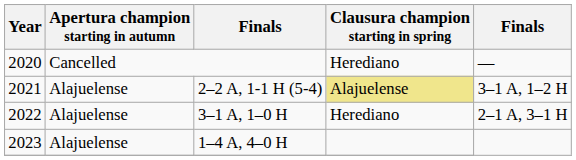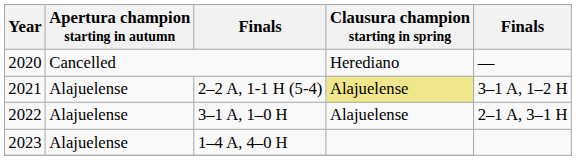(365, 115) Herediano -> (369, 115) Alajuelense
